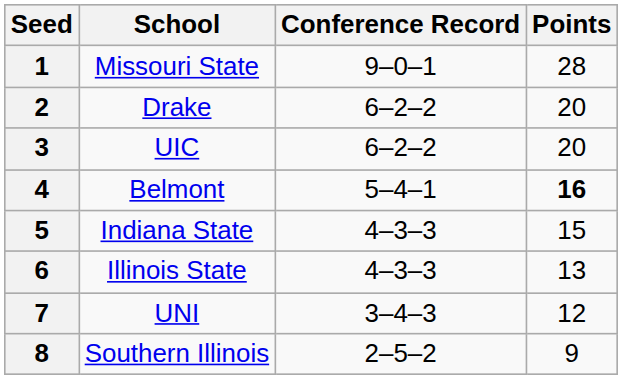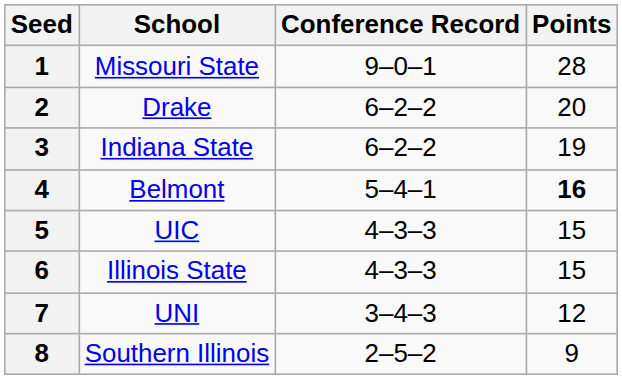(177, 148) UIC -> (177, 148) Indiana State
(572, 148) 20 -> (572, 148) 19
(177, 230) Indiana State -> (177, 230) UIC
(572, 271) 13 -> (572, 271) 15
